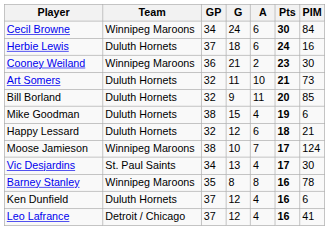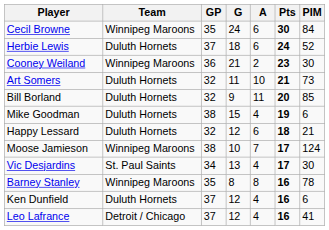(210, 30) 34 -> (210, 30) 35
(308, 47) 16 -> (308, 47) 52
